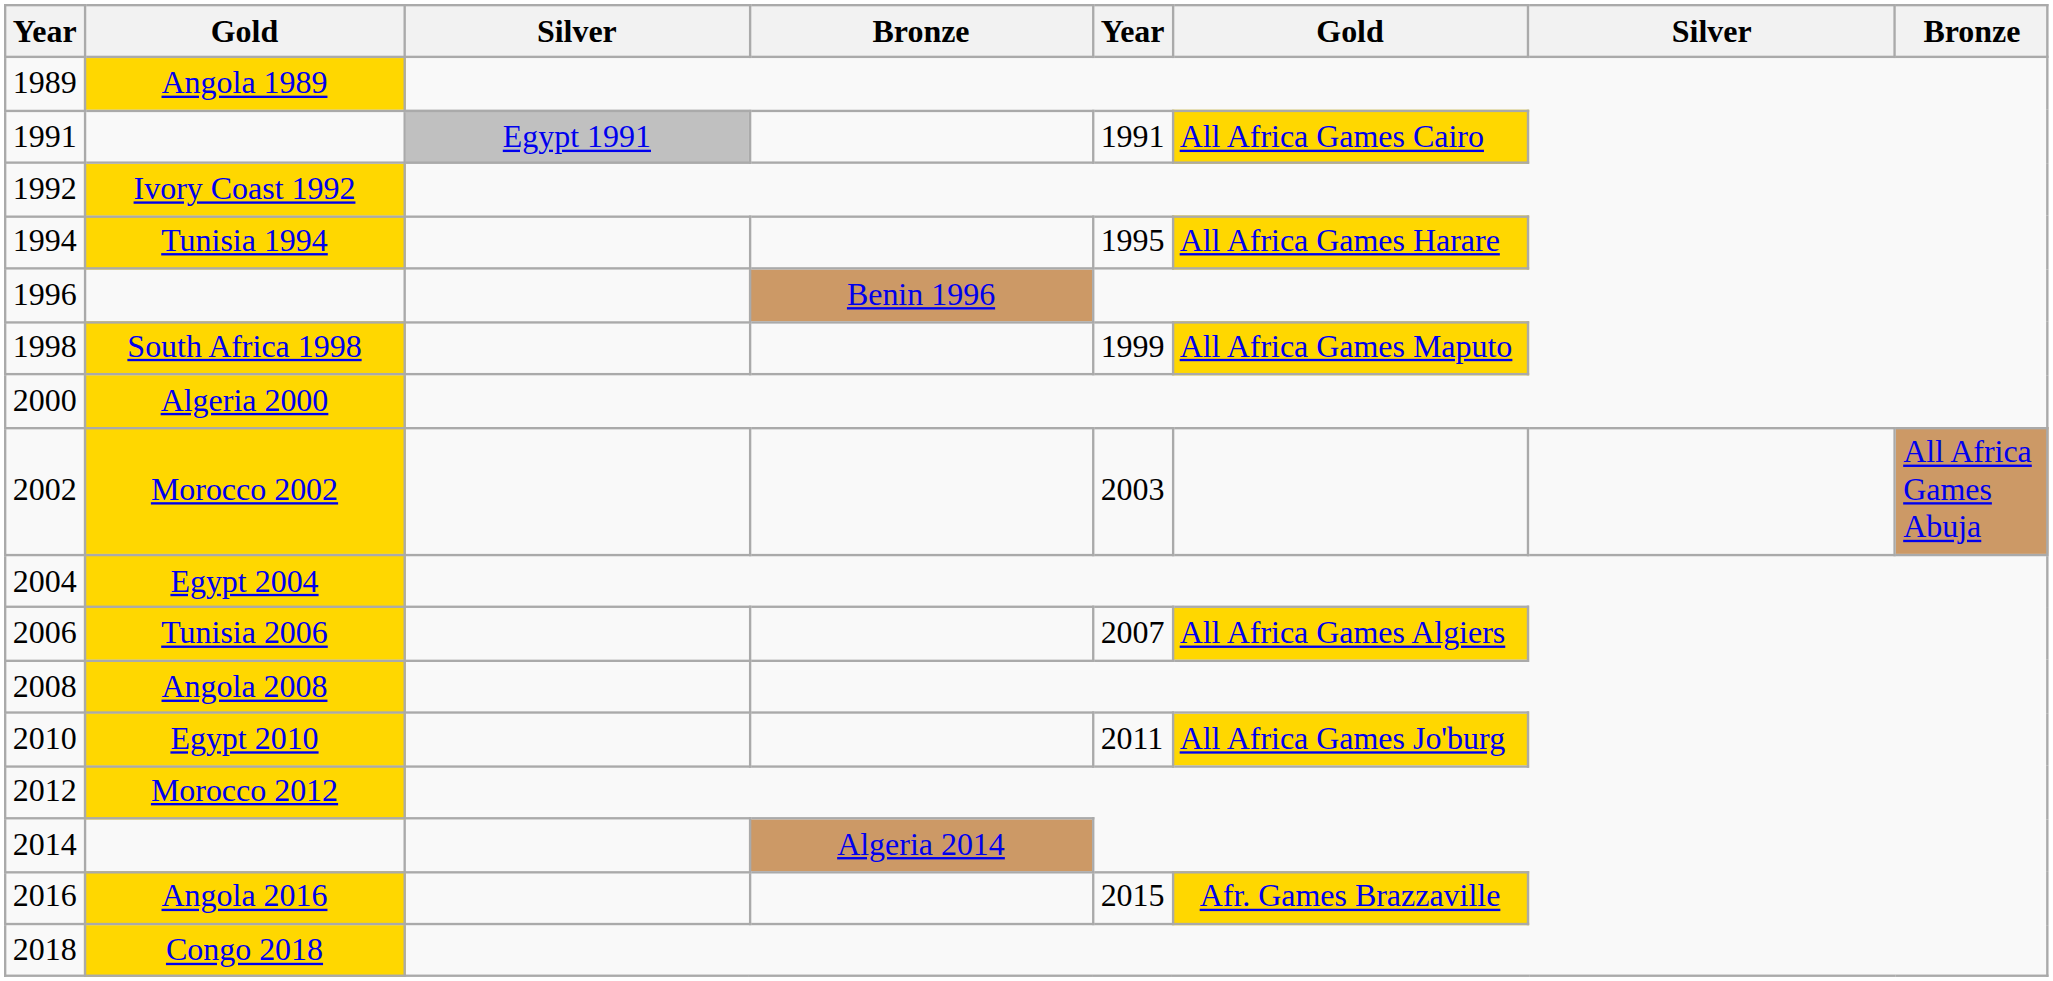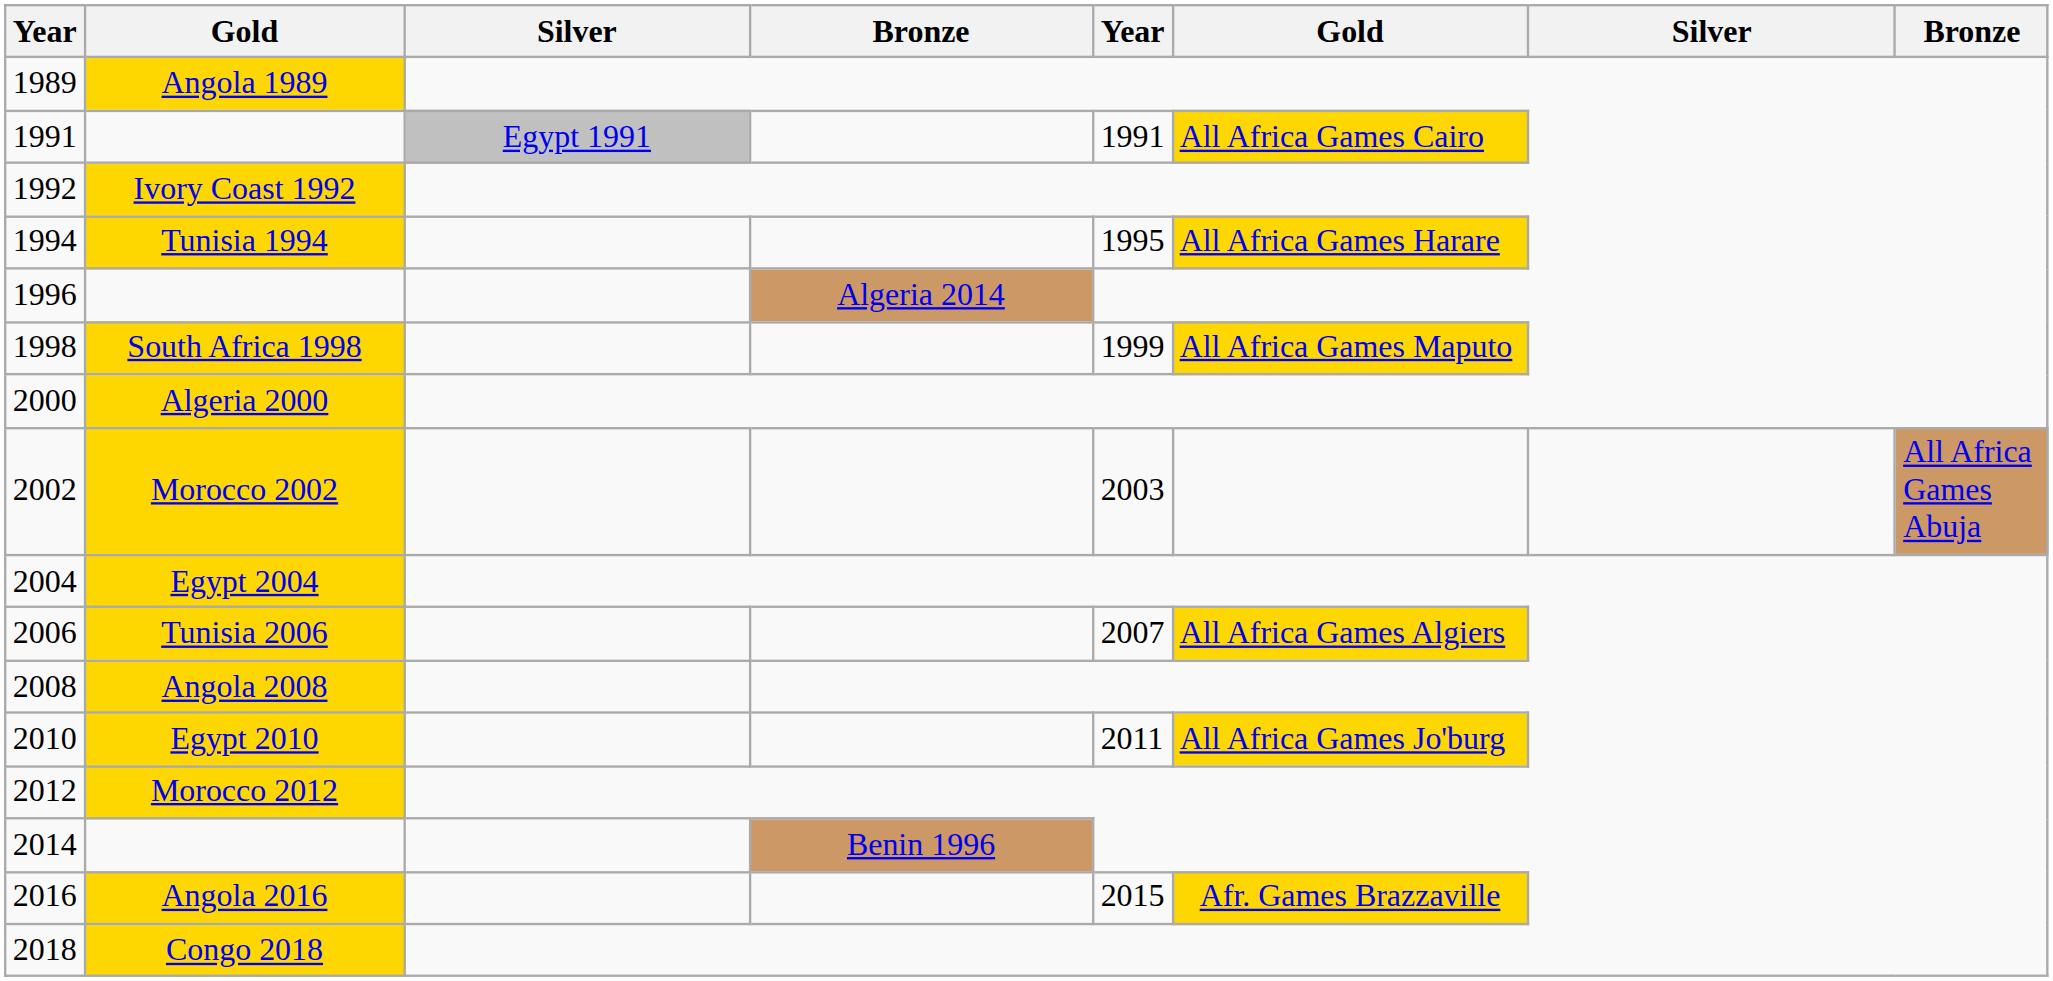(921, 294) Benin 1996 -> (921, 294) Algeria 2014
(921, 843) Algeria 2014 -> (921, 843) Benin 1996
